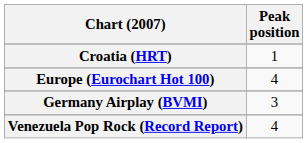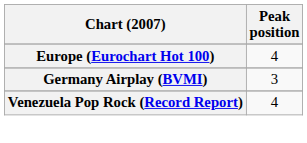- row: (125, 56)
